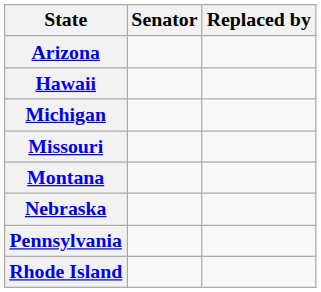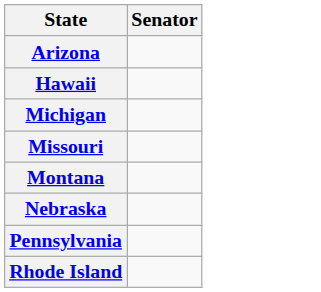- column: (259, 20)
